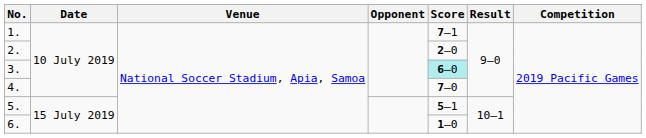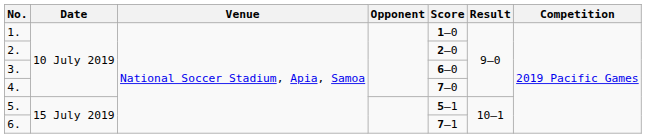(447, 32) 7–1 -> (447, 32) 1–0
(447, 69) paleturquoise background -> (447, 69) no background
(447, 124) 1–0 -> (447, 124) 7–1
